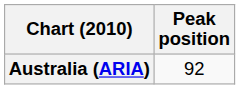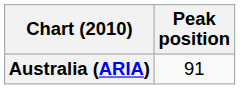(194, 68) 92 -> (194, 68) 91
